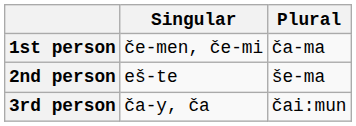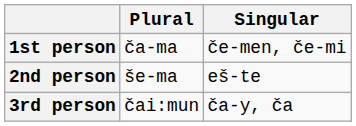columns swapped: (194, 19) <-> (309, 19)
